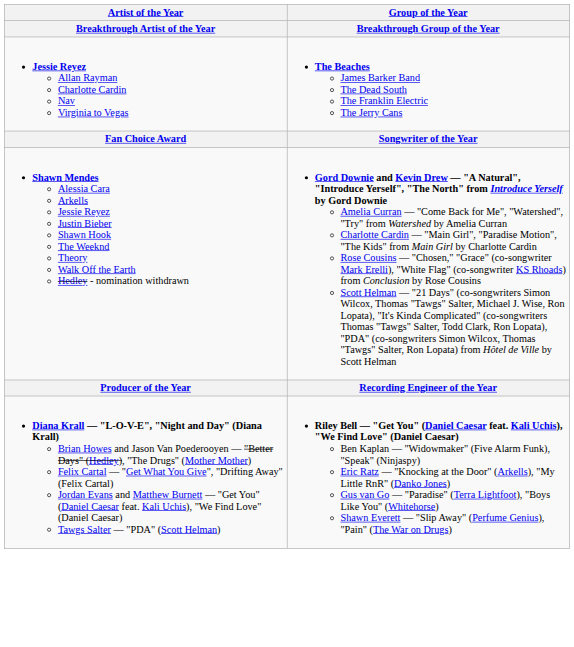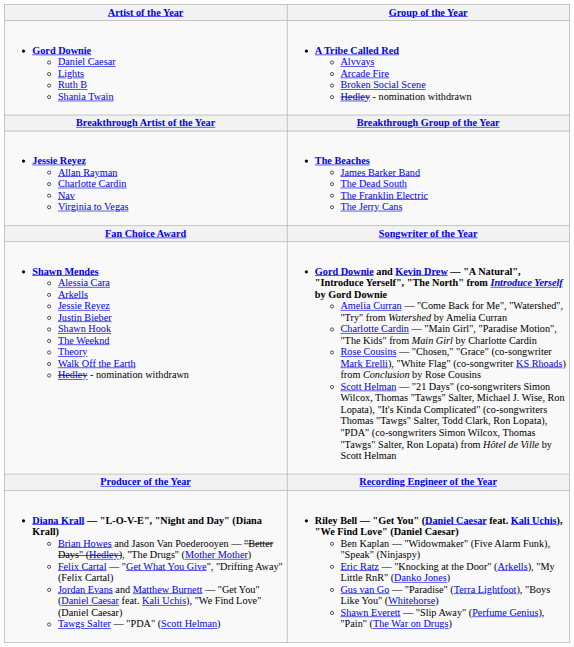+ row: (146, 73)
